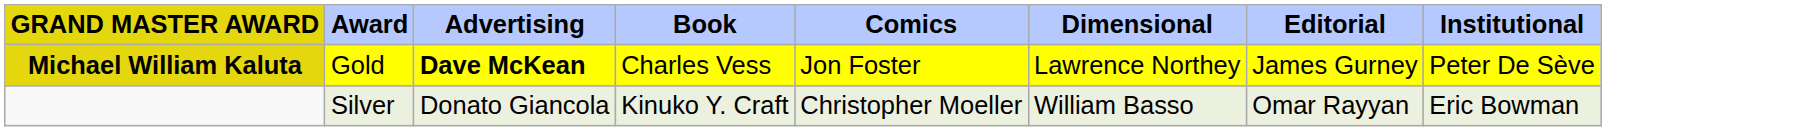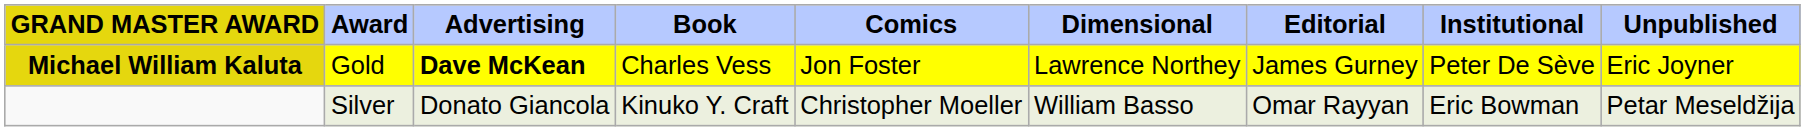+ column: (1701, 24)
